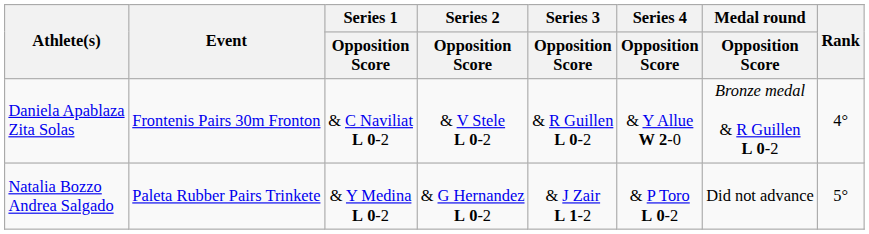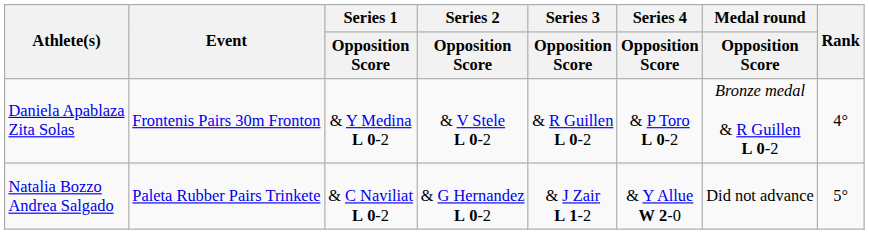(371, 130) & C Naviliat L 0-2 -> (371, 130) & Y Medina L 0-2
(660, 130) & Y Allue W 2-0 -> (660, 130) & P Toro L 0-2
(371, 206) & Y Medina L 0-2 -> (371, 206) & C Naviliat L 0-2
(660, 206) & P Toro L 0-2 -> (660, 206) & Y Allue W 2-0
